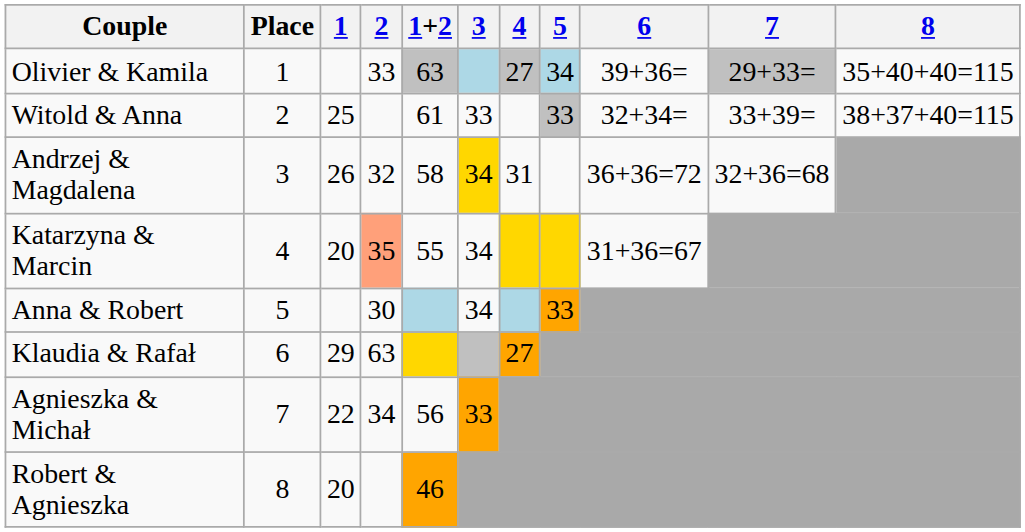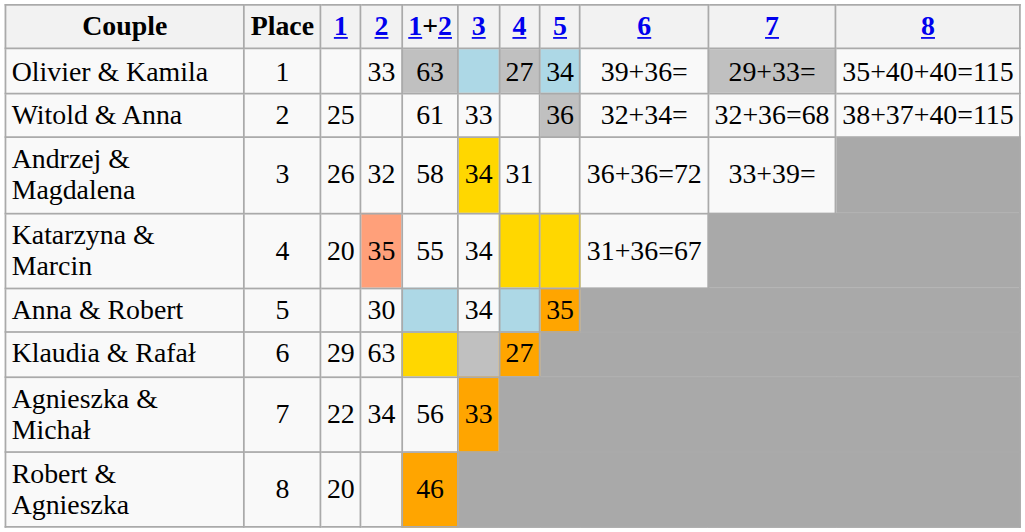(560, 114) 33 -> (560, 114) 36
(772, 114) 33+39= -> (772, 114) 32+36=68
(772, 174) 32+36=68 -> (772, 174) 33+39=
(560, 309) 33 -> (560, 309) 35
